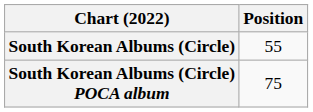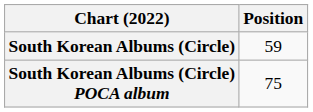(273, 45) 55 -> (273, 45) 59
